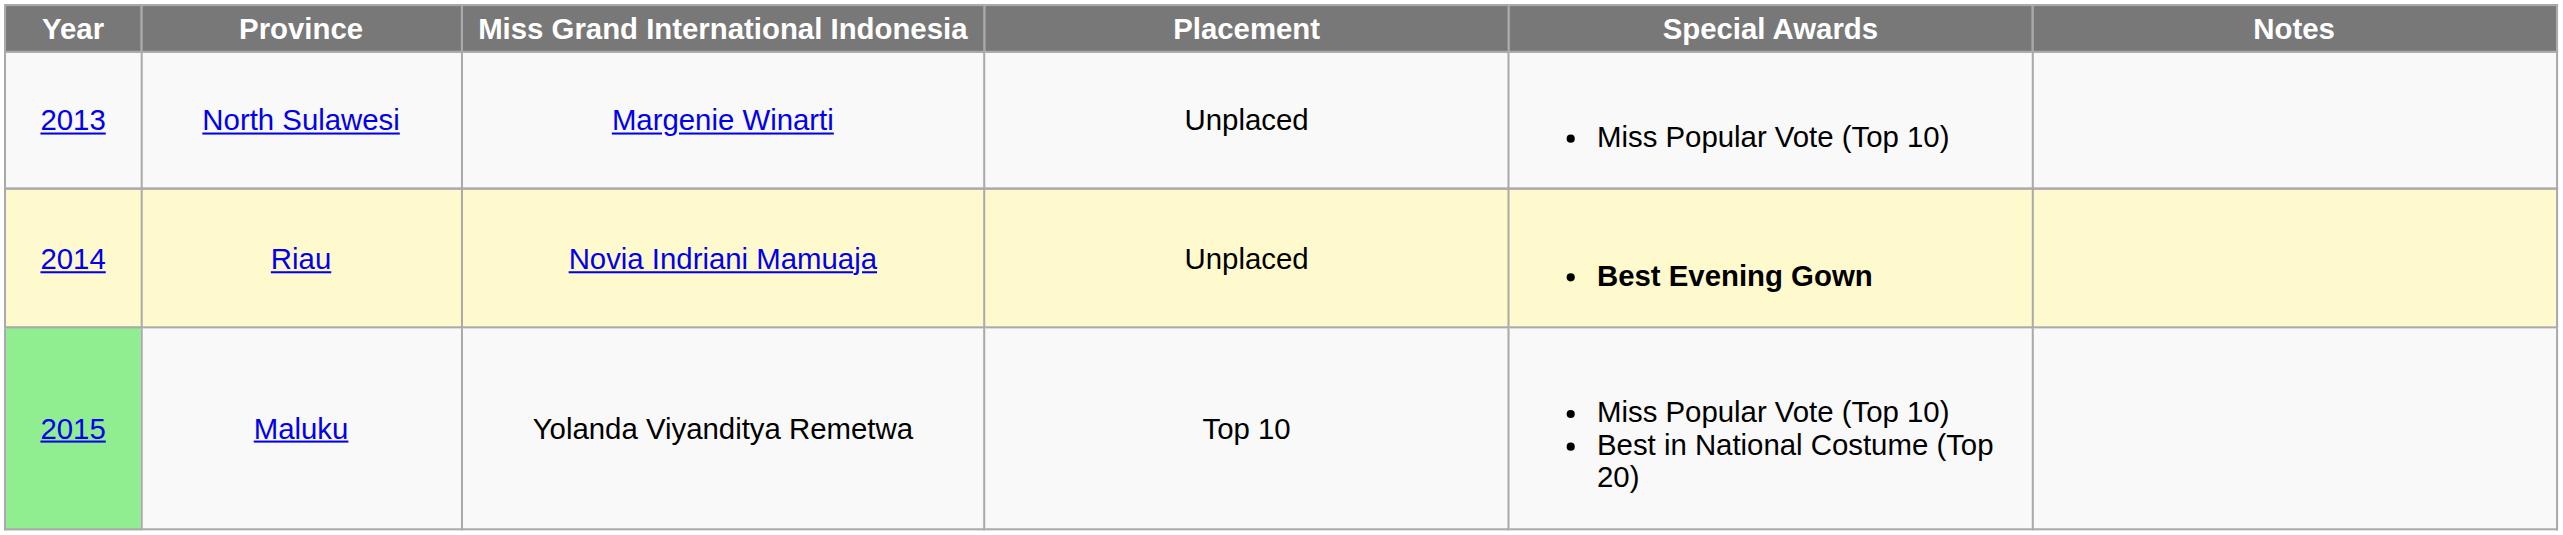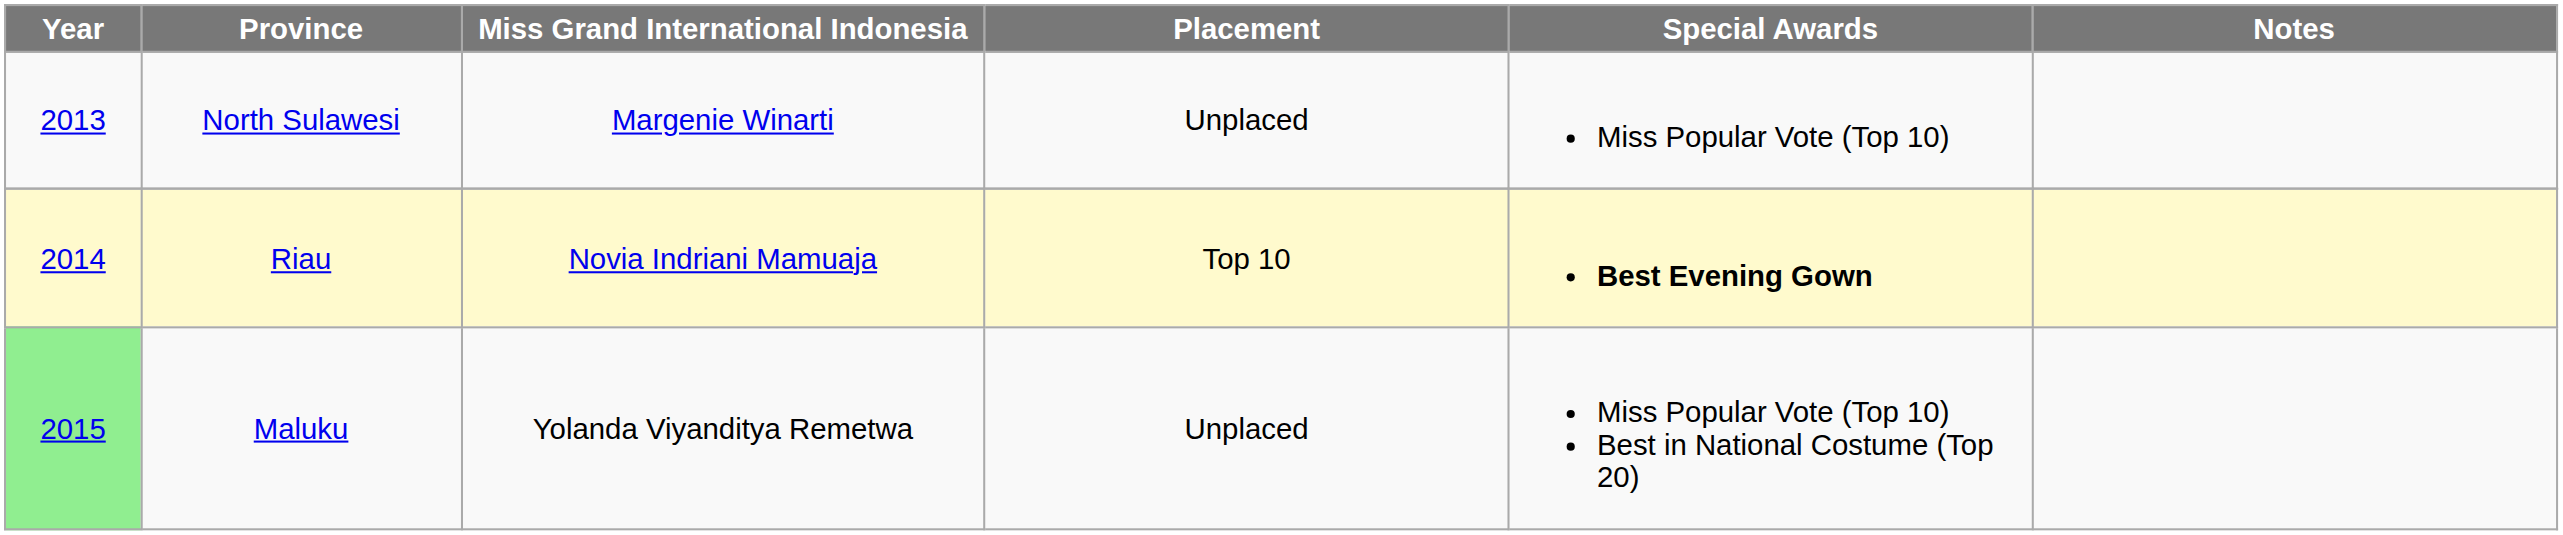(1247, 258) Unplaced -> (1247, 258) Top 10
(1247, 429) Top 10 -> (1247, 429) Unplaced
